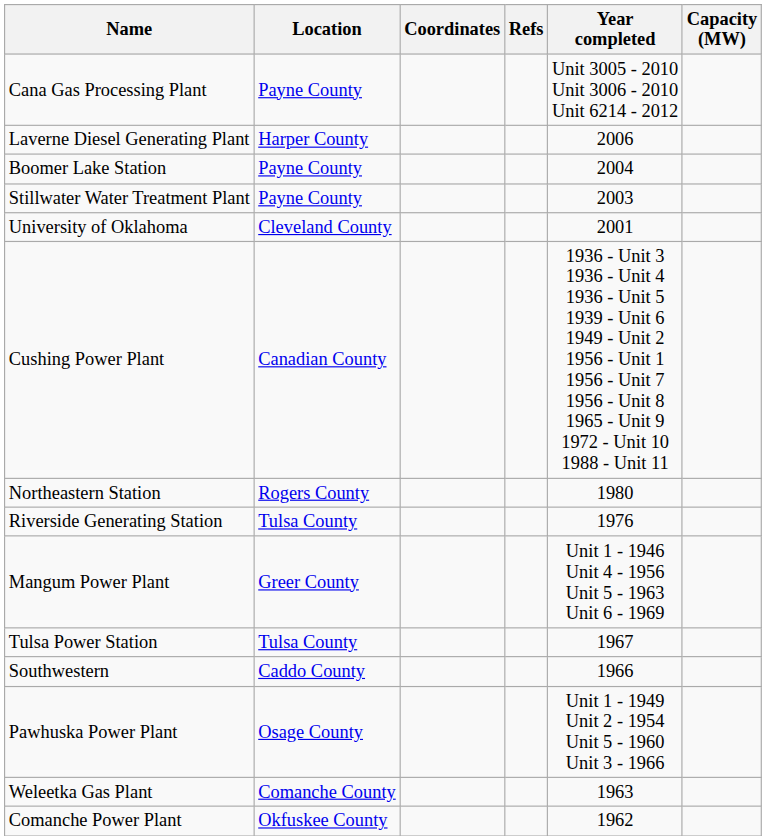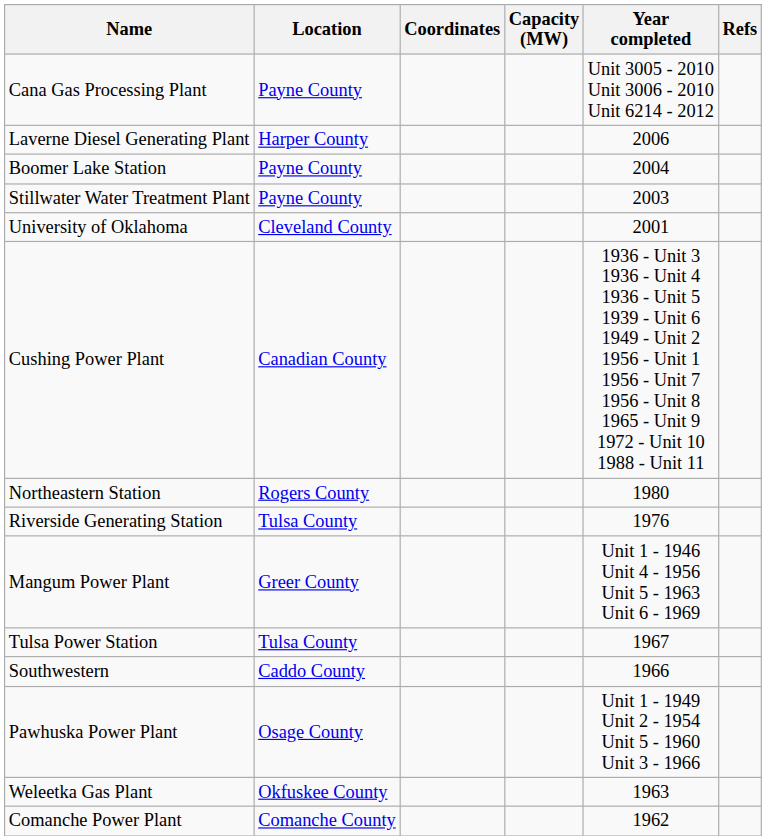columns swapped: (722, 29) <-> (526, 29)
(327, 791) Comanche County -> (323, 791) Okfuskee County
(323, 820) Okfuskee County -> (327, 820) Comanche County
